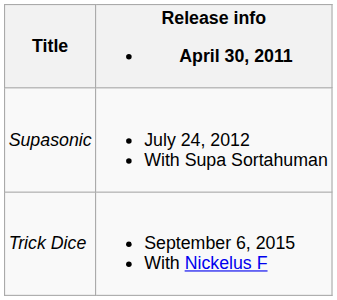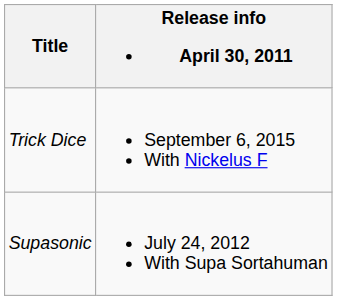rows swapped: (50, 139) <-> (47, 243)
